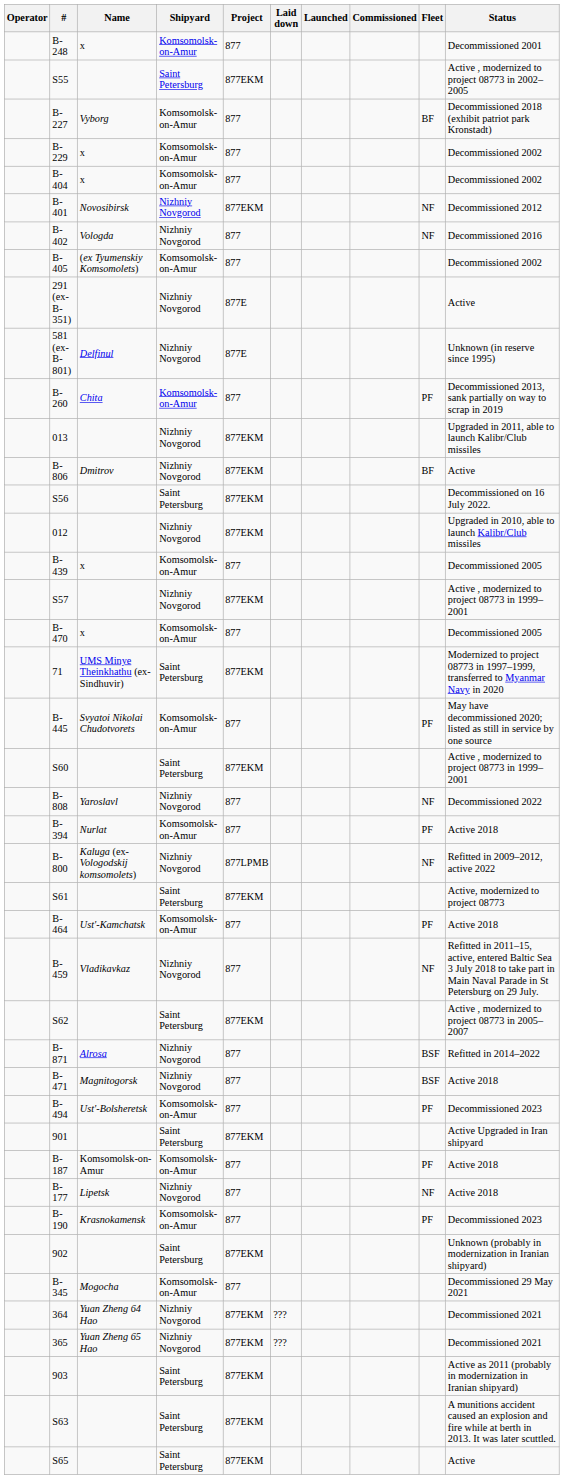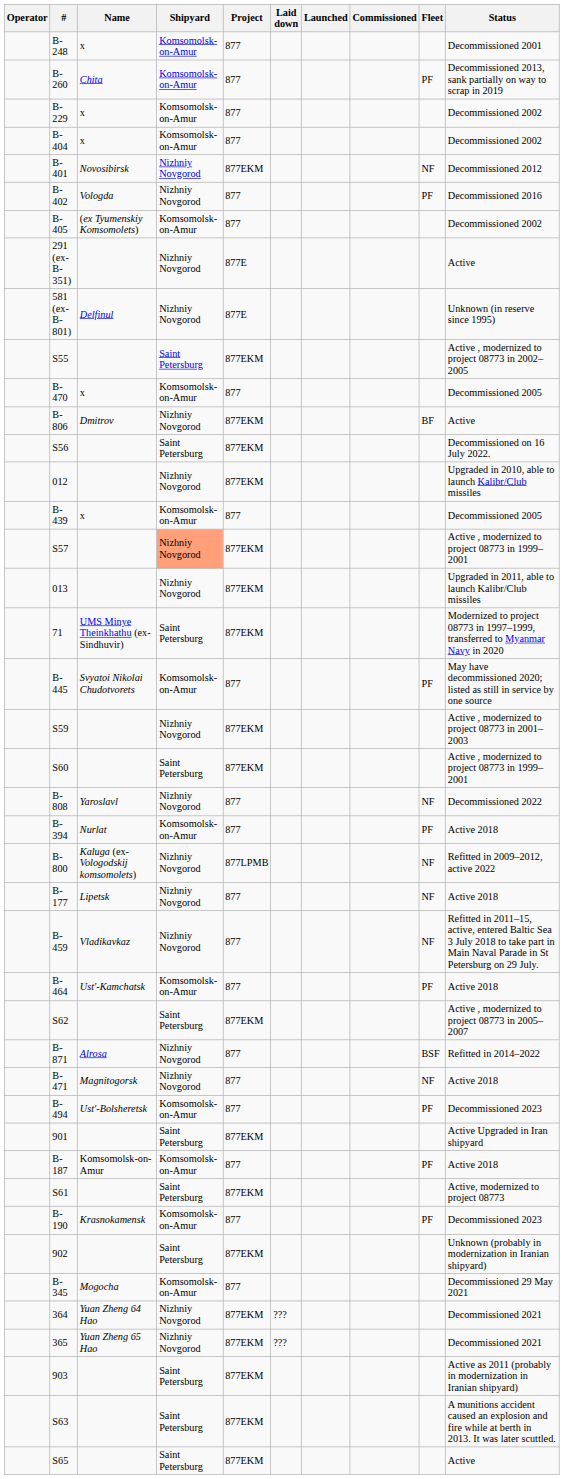rows swapped: (60, 398) <-> (60, 79)
- row: (60, 118)
(428, 235) NF -> (427, 196) PF
rows swapped: (60, 633) <-> (60, 437)
(180, 599) no background -> (180, 548) lightsalmon background
+ row: (60, 729)
rows swapped: (60, 896) <-> (60, 1192)
rows swapped: (60, 924) <-> (60, 969)
(431, 1081) BSF -> (428, 1081) NF
